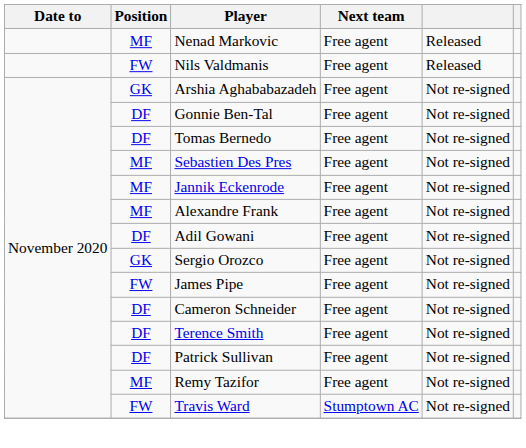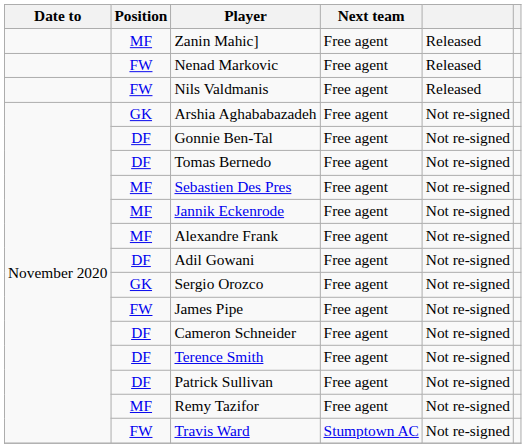+ row: (217, 41)
(141, 41) MF -> (141, 65) FW
